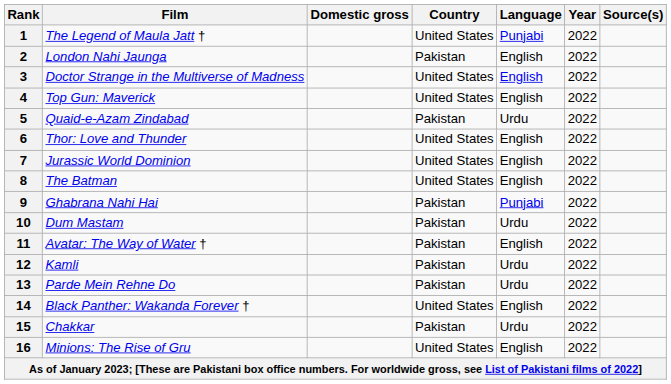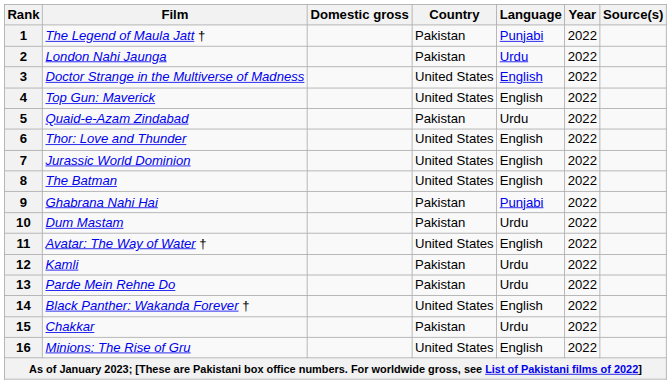(454, 35) United States -> (440, 35) Pakistan
(521, 56) English -> (514, 56) Urdu
(440, 243) Pakistan -> (454, 243) United States
